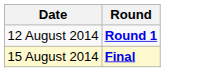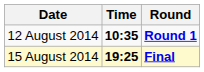+ column: (121, 14)
